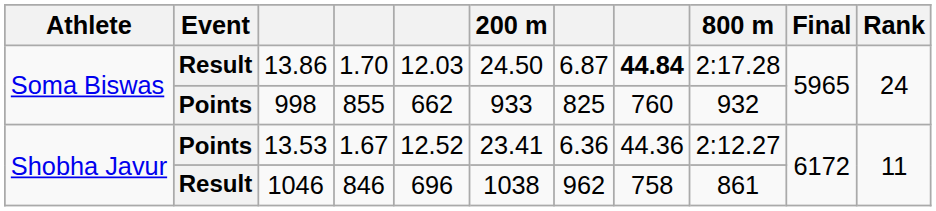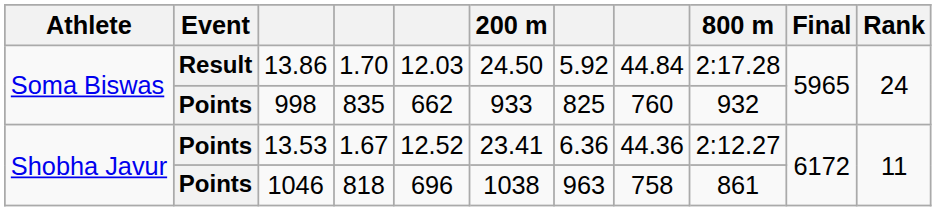(584, 65) 6.87 -> (584, 65) 5.92
(652, 65) bold -> (652, 65) normal
(364, 105) 855 -> (364, 105) 835
(216, 185) Result -> (215, 185) Points
(364, 185) 846 -> (364, 185) 818
(584, 185) 962 -> (584, 185) 963
